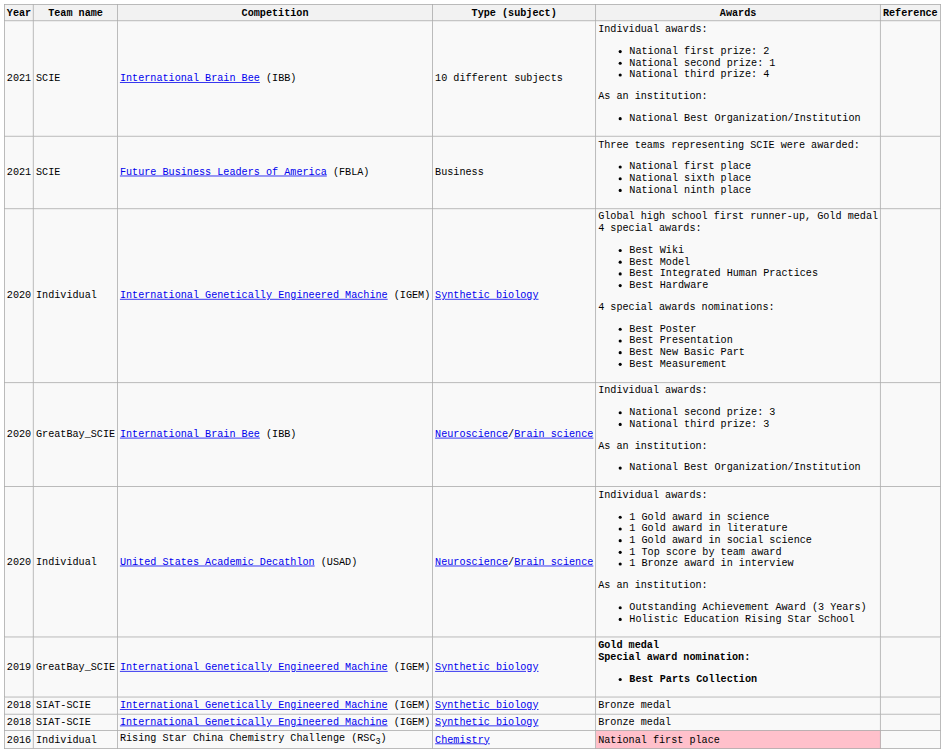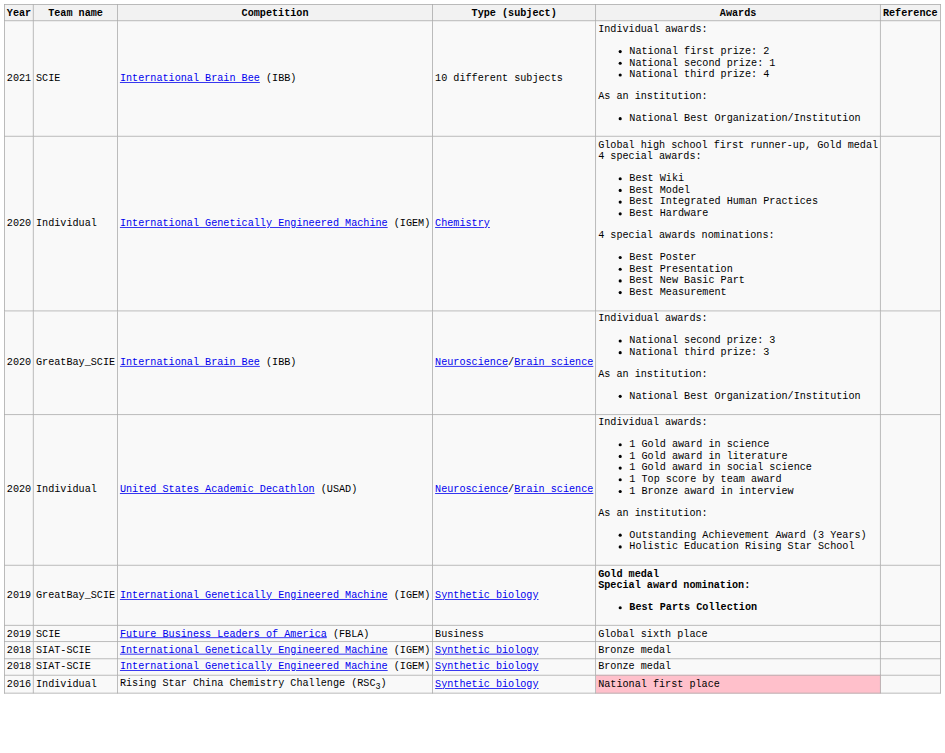- row: (19, 172)
(487, 295) Synthetic biology -> (462, 224) Chemistry
+ row: (19, 634)
(462, 740) Chemistry -> (487, 684) Synthetic biology
